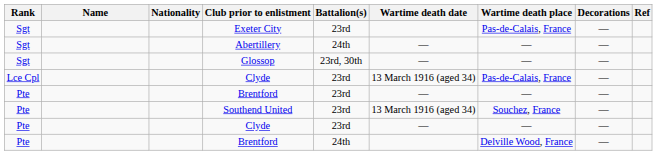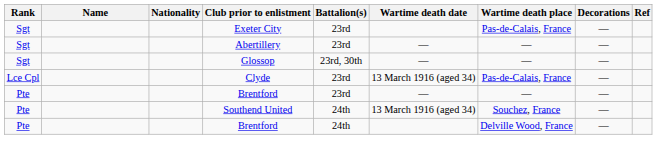(341, 45) 24th -> (341, 45) 23rd
(341, 110) 23rd -> (341, 110) 24th
- row: (23, 126)
